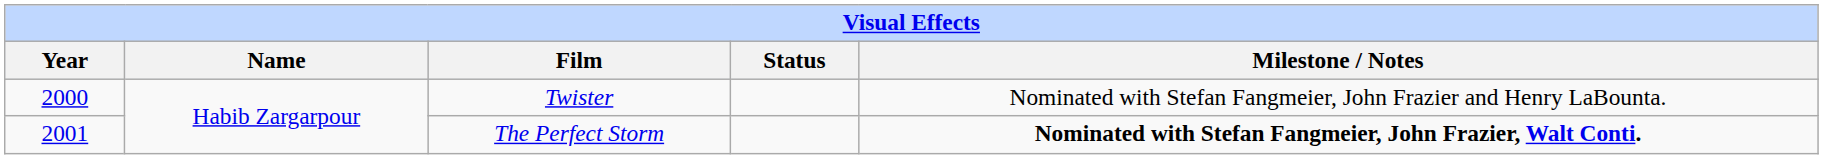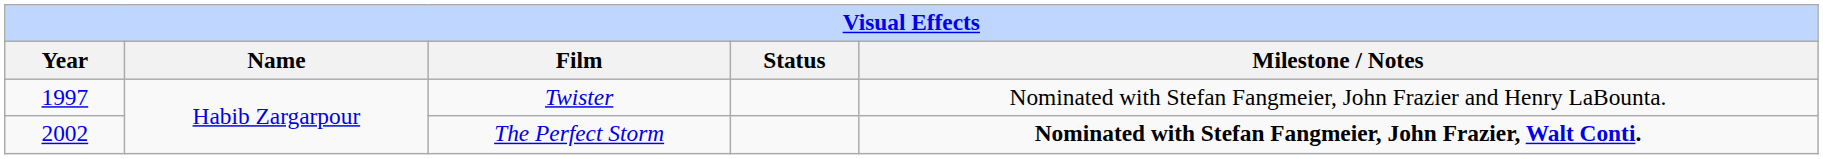(65, 97) 2000 -> (65, 97) 1997
(65, 134) 2001 -> (65, 134) 2002
